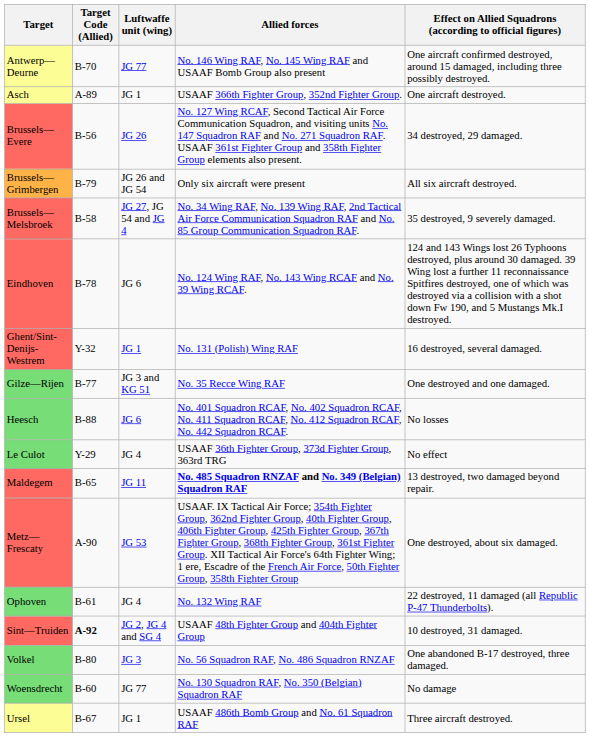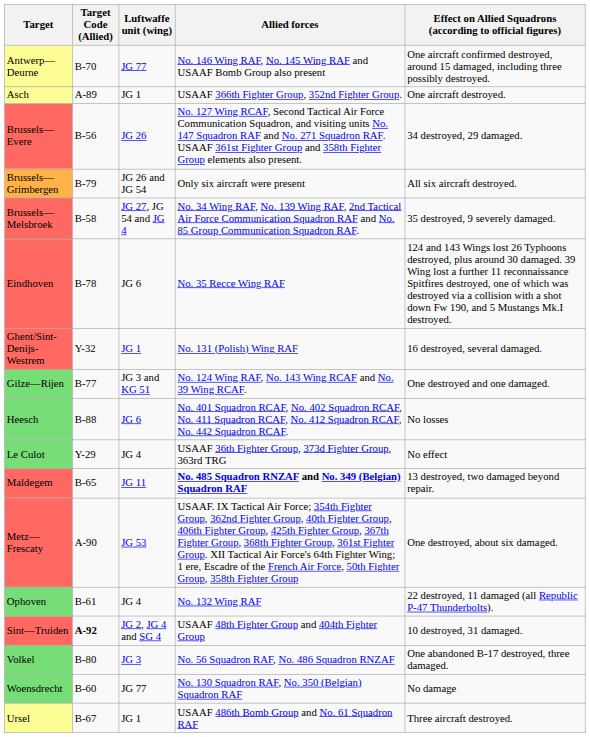(286, 283) No. 124 Wing RAF, No. 143 Wing RCAF and No. 39 Wing RCAF. -> (231, 283) No. 35 Recce Wing RAF
(231, 384) No. 35 Recce Wing RAF -> (286, 384) No. 124 Wing RAF, No. 143 Wing RCAF and No. 39 Wing RCAF.
